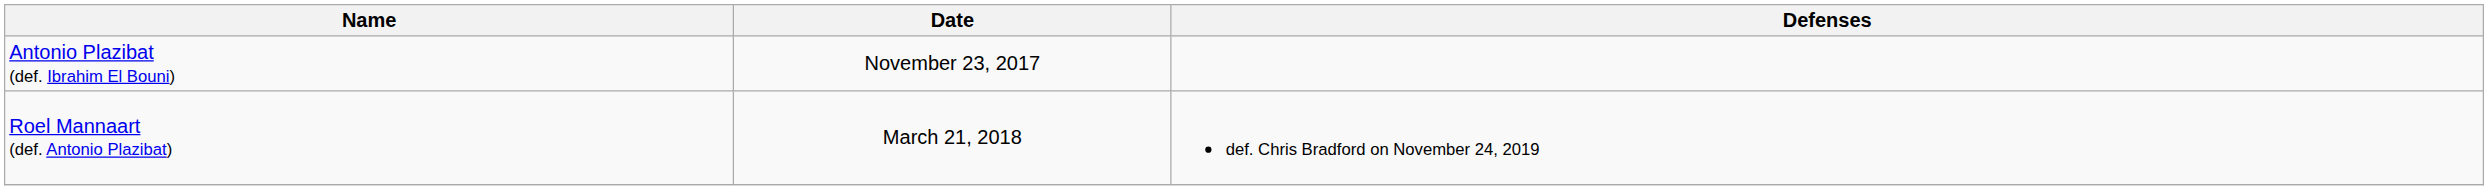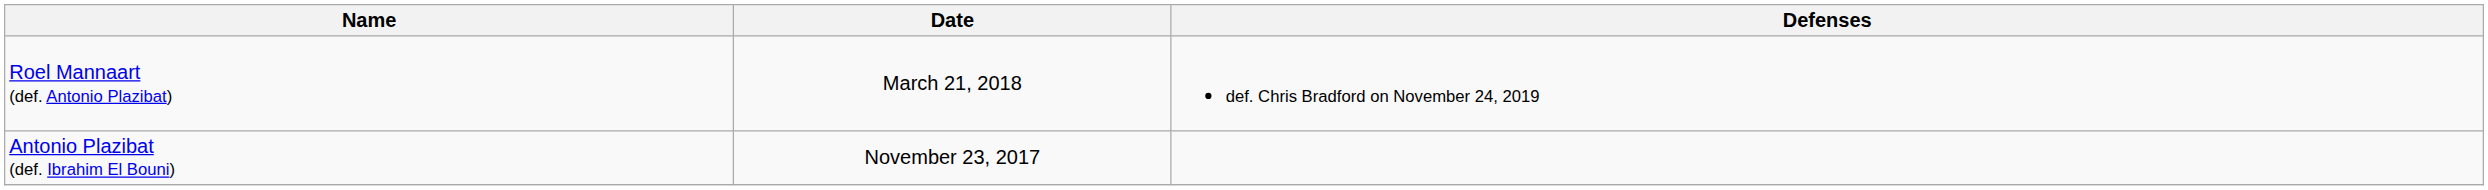rows swapped: (92, 63) <-> (91, 137)
